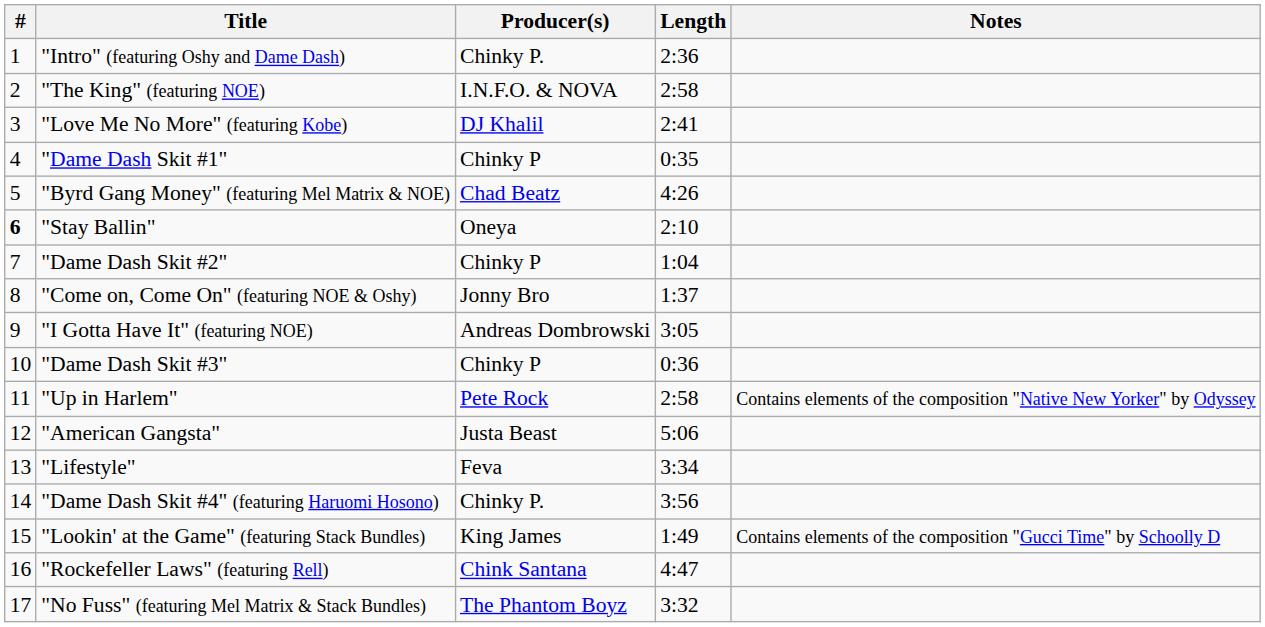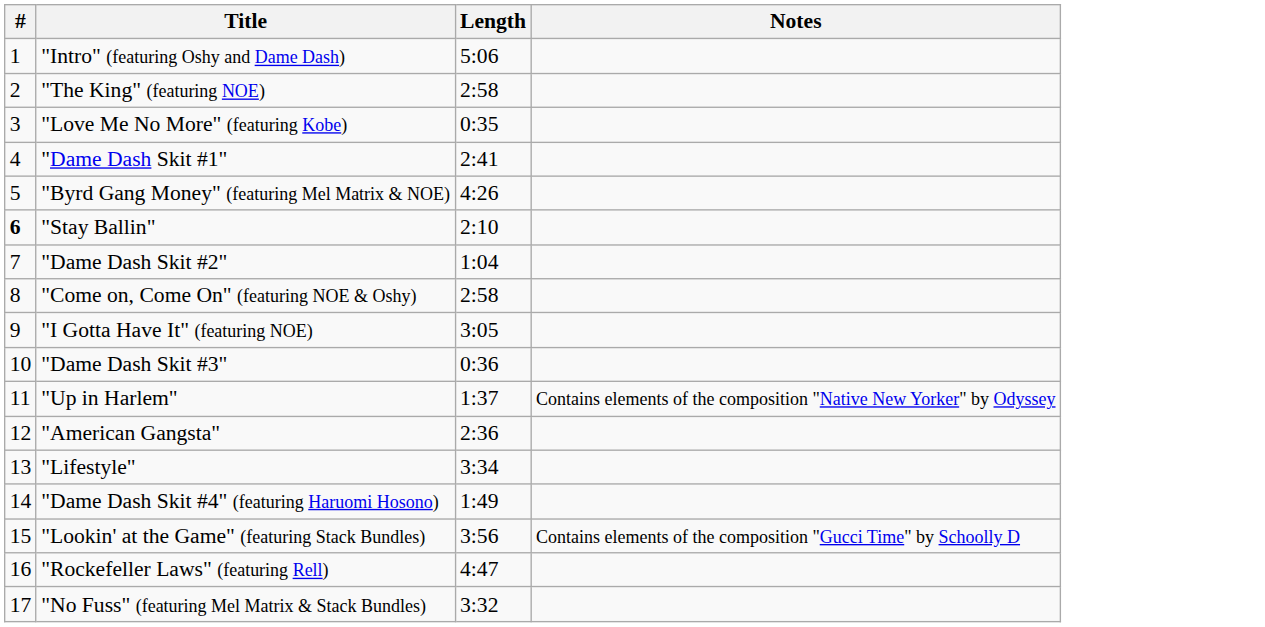- column: (555, 21)
(679, 55) 2:36 -> (479, 55) 5:06
(679, 124) 2:41 -> (479, 124) 0:35
(679, 158) 0:35 -> (479, 158) 2:41
(679, 295) 1:37 -> (479, 295) 2:58
(679, 398) 2:58 -> (479, 398) 1:37
(679, 432) 5:06 -> (479, 432) 2:36
(679, 501) 3:56 -> (479, 501) 1:49
(679, 535) 1:49 -> (479, 535) 3:56
